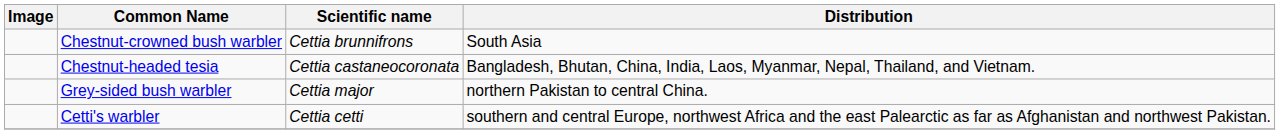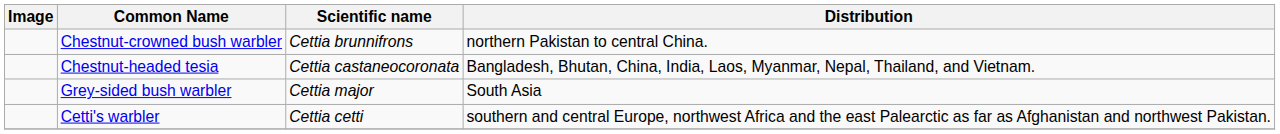(504, 41) South Asia -> (587, 41) northern Pakistan to central China.
(587, 91) northern Pakistan to central China. -> (504, 91) South Asia
